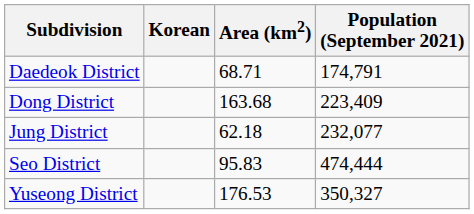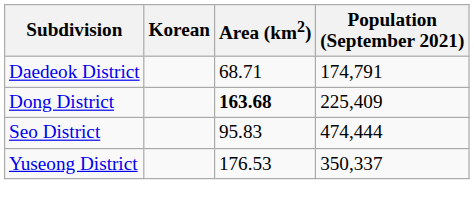(245, 102) normal -> (245, 102) bold
(351, 102) 223,409 -> (351, 102) 225,409
- row: (58, 132)
(351, 193) 350,327 -> (351, 163) 350,337
